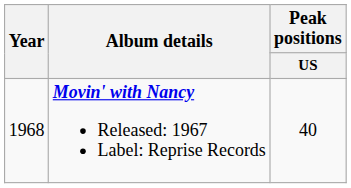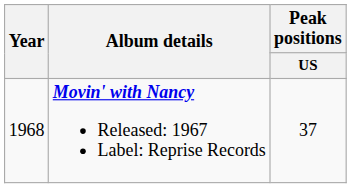(308, 130) 40 -> (308, 130) 37
